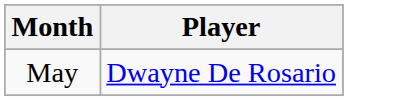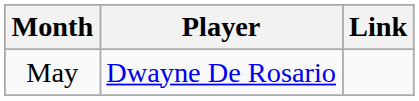+ column: (378, 26)
